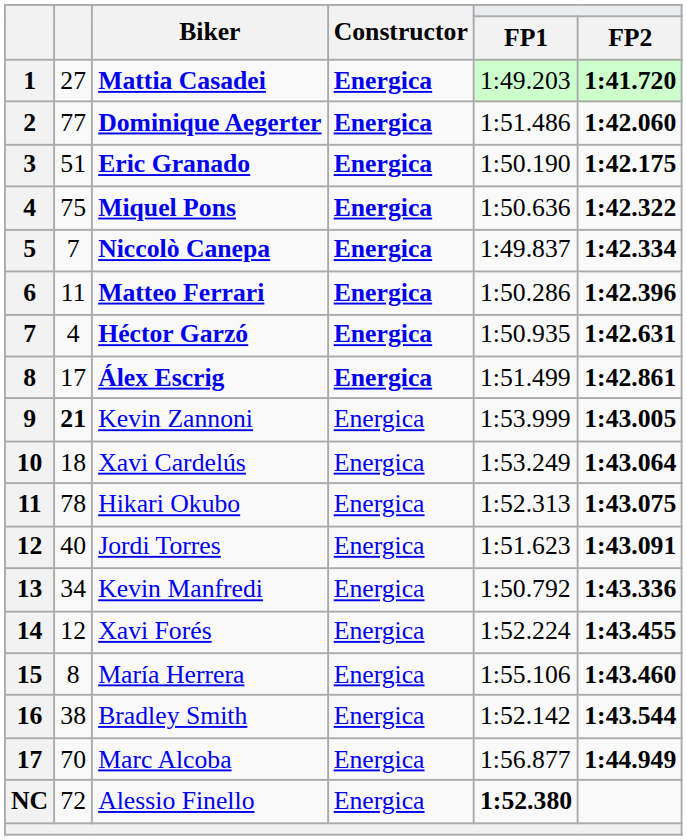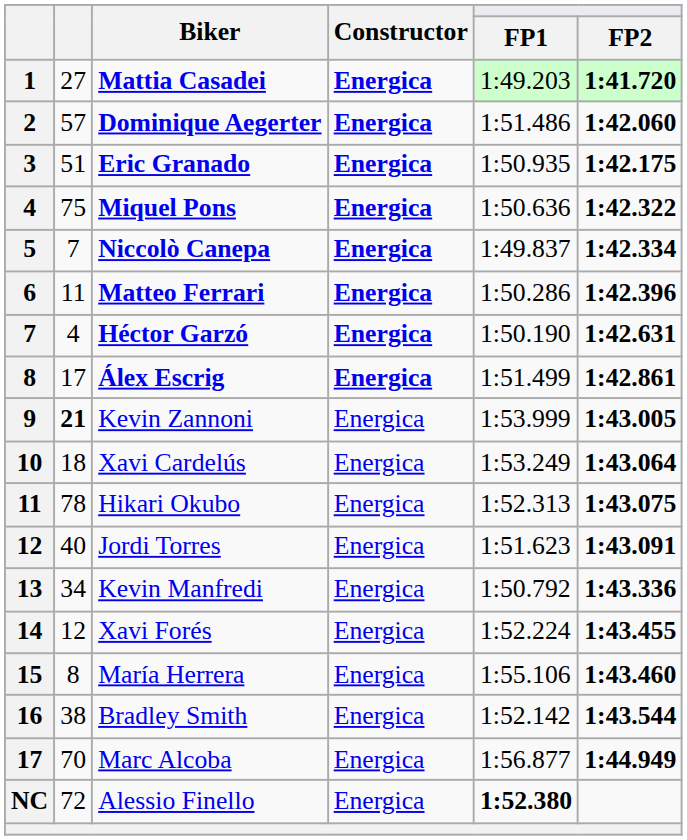(73, 122) 77 -> (73, 122) 57
(525, 164) 1:50.190 -> (525, 164) 1:50.935
(525, 334) 1:50.935 -> (525, 334) 1:50.190
